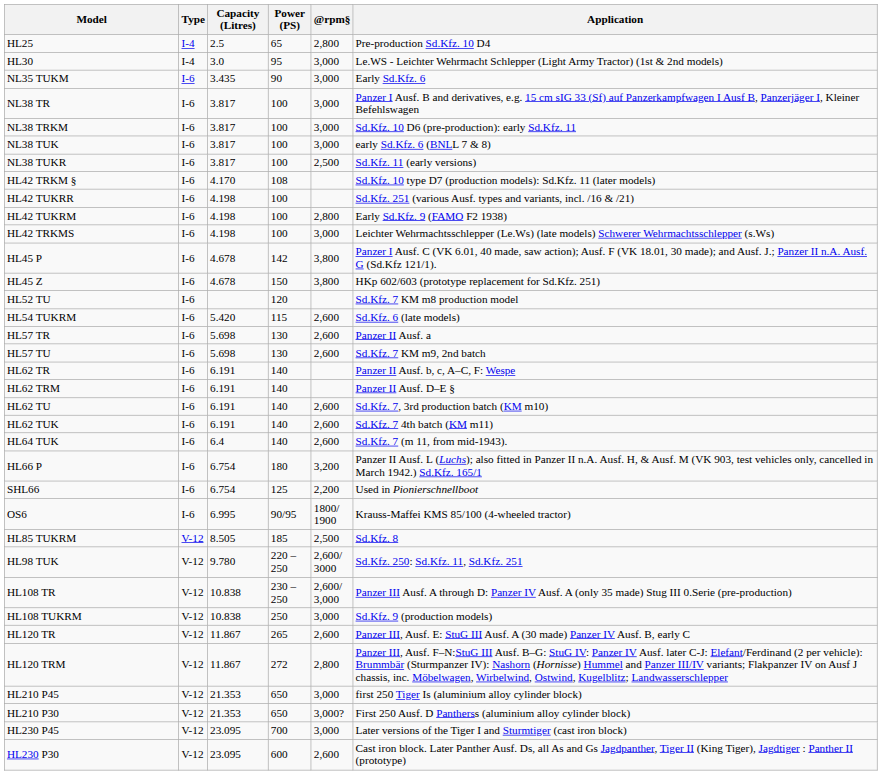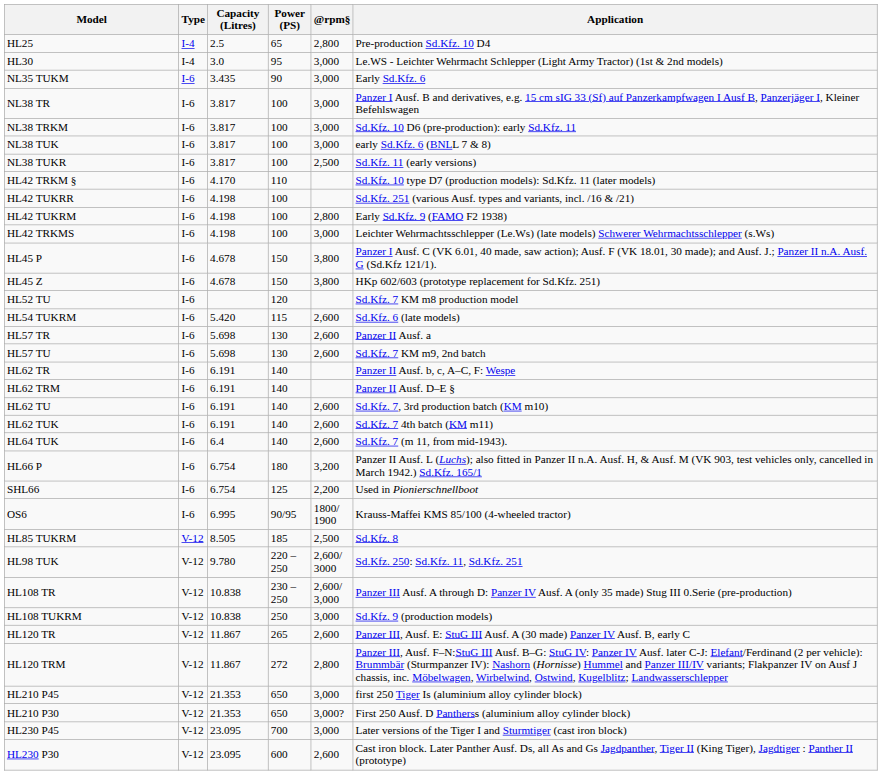(279, 180) 108 -> (279, 180) 110
(279, 258) 142 -> (279, 258) 150
